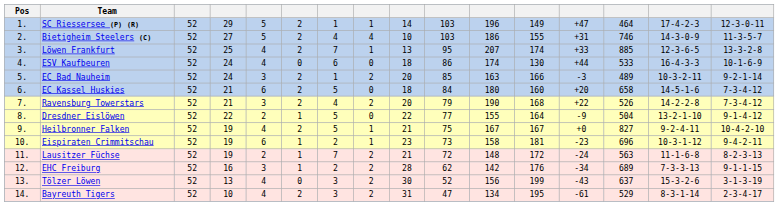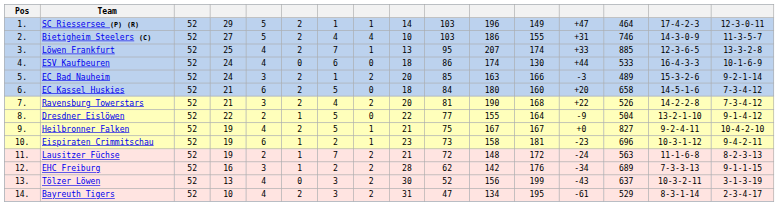(680, 77) 10-3-2-11 -> (680, 77) 15-3-2-6
(447, 103) 79 -> (447, 103) 81
(680, 182) 15-3-2-6 -> (680, 182) 10-3-2-11
